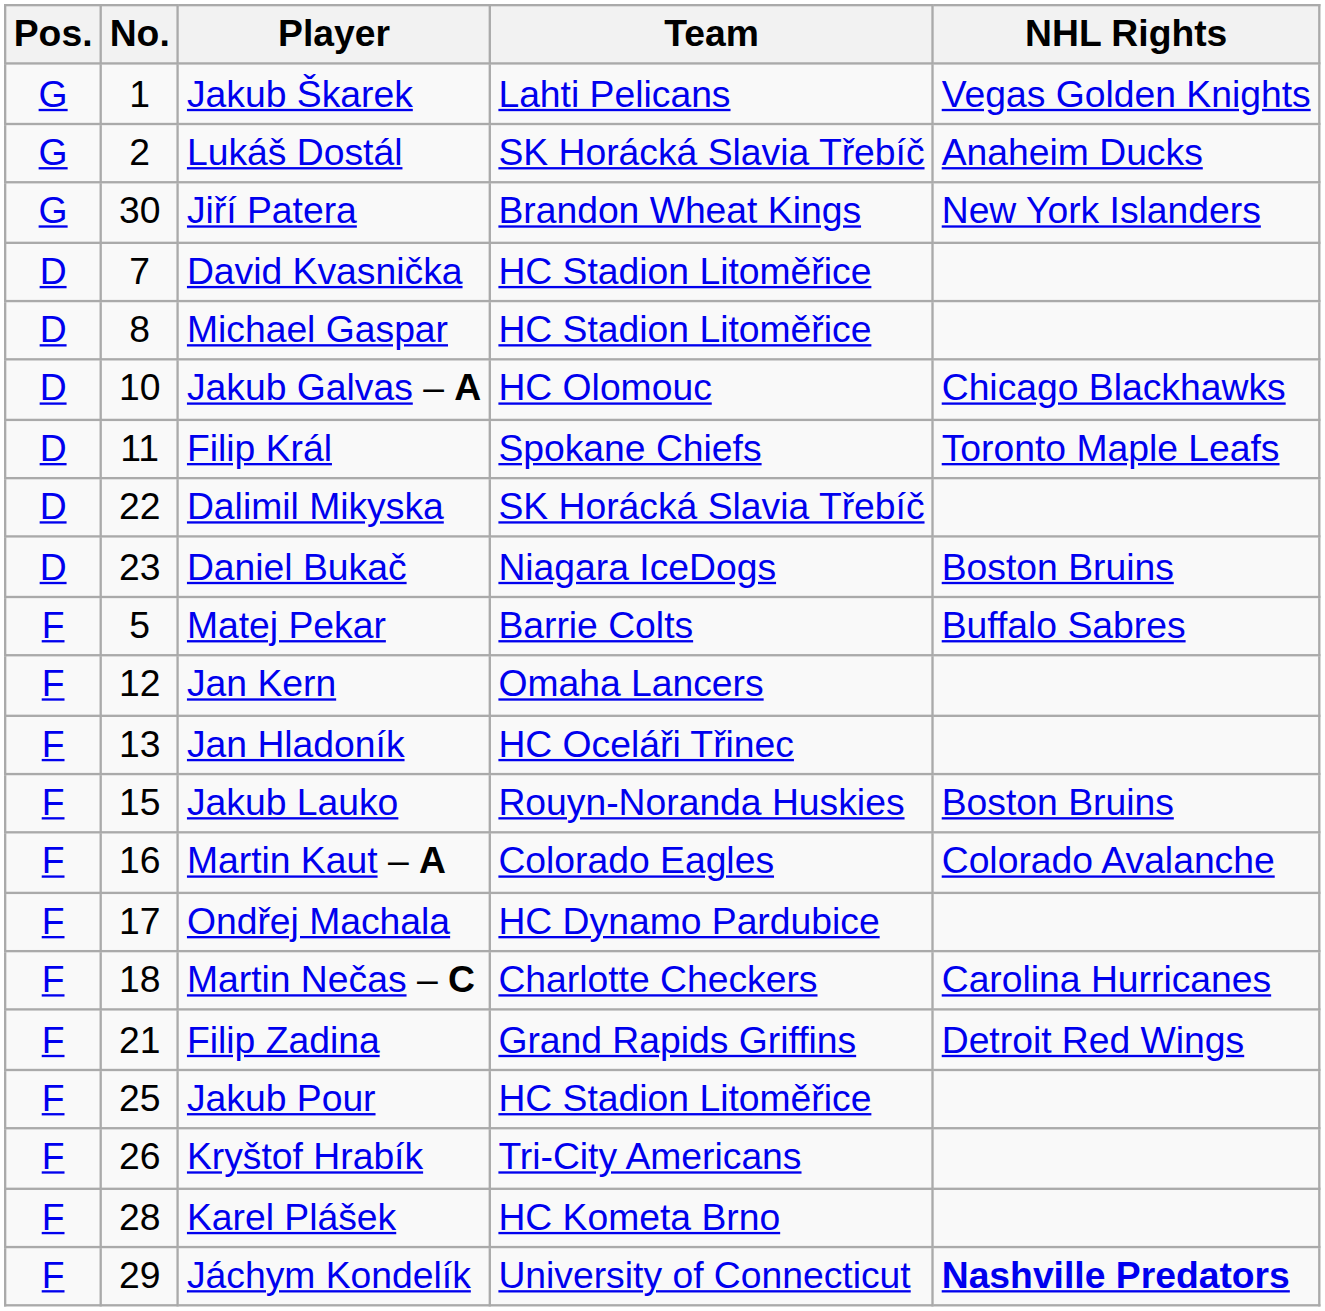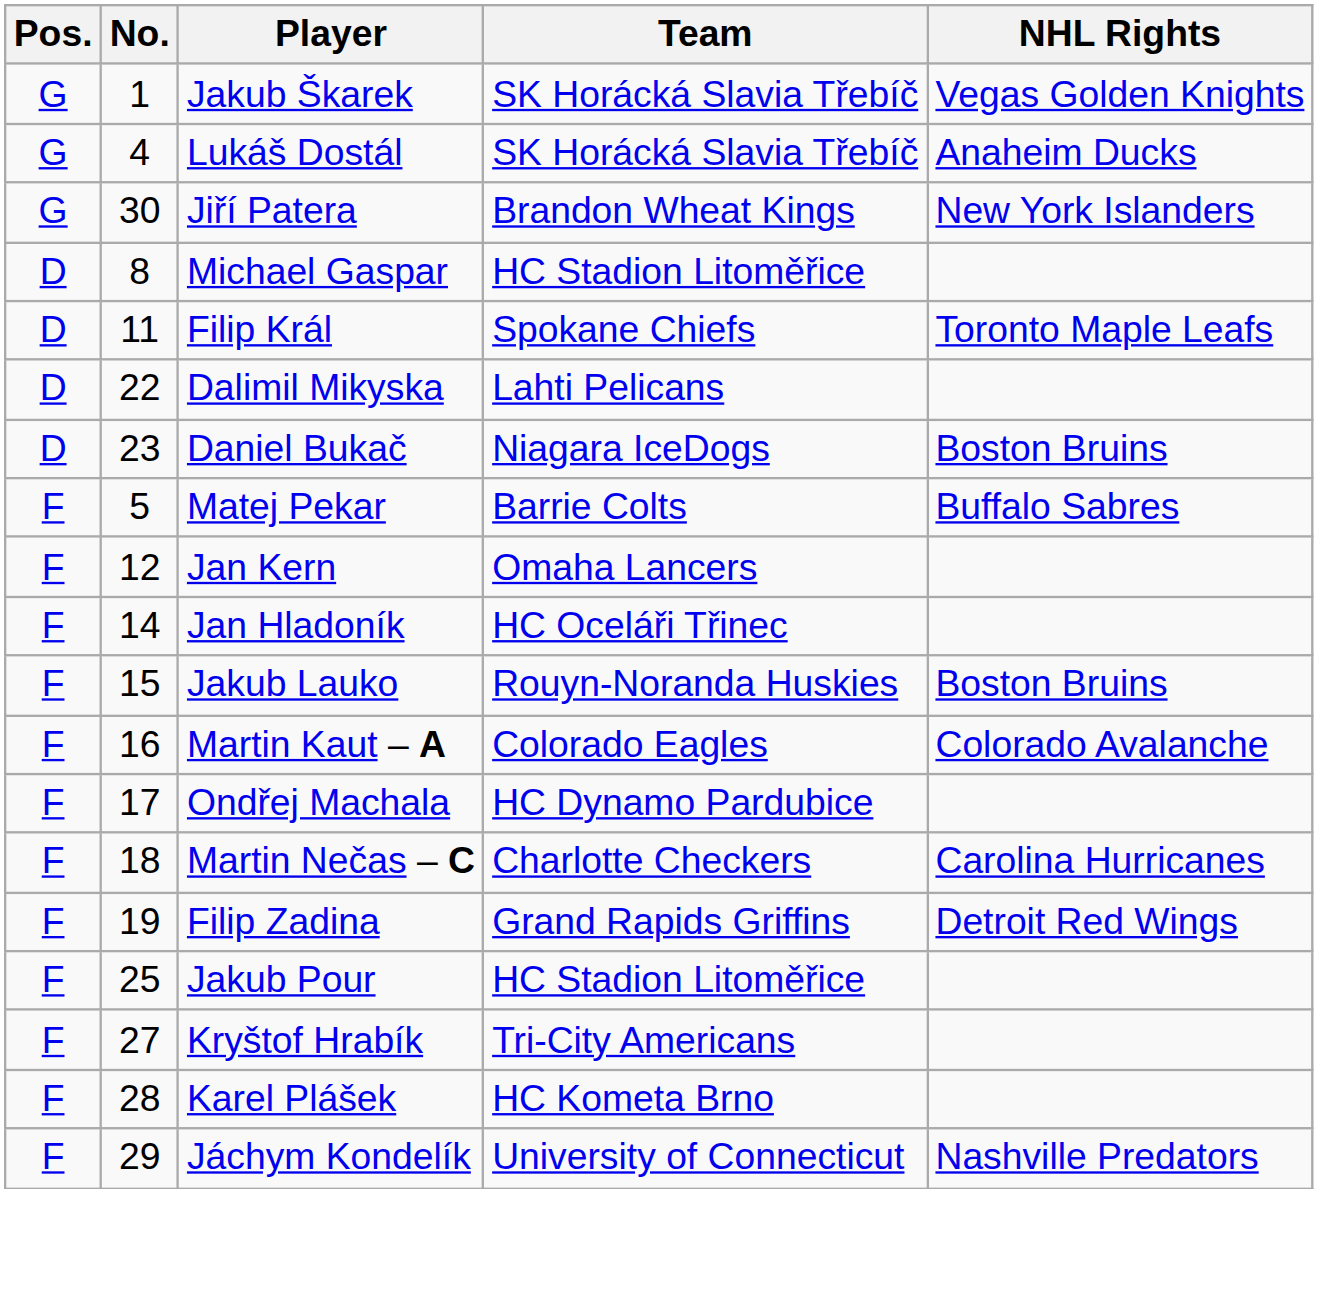(614, 93) Lahti Pelicans -> (705, 93) SK Horácká Slavia Třebíč
(140, 152) 2 -> (140, 152) 4
- row: (325, 270)
- row: (334, 388)
(711, 507) SK Horácká Slavia Třebíč -> (608, 388) Lahti Pelicans
(140, 743) 13 -> (140, 625) 14
(140, 1039) 21 -> (140, 920) 19
(140, 1157) 26 -> (140, 1039) 27
(1116, 1275) bold -> (1097, 1157) normal
